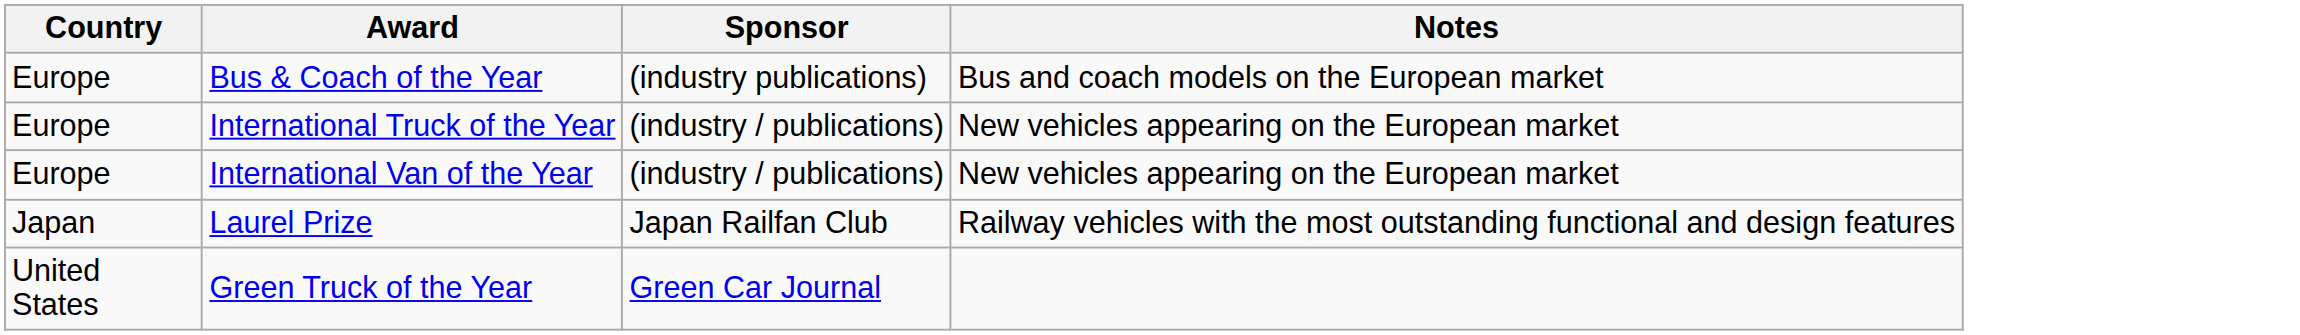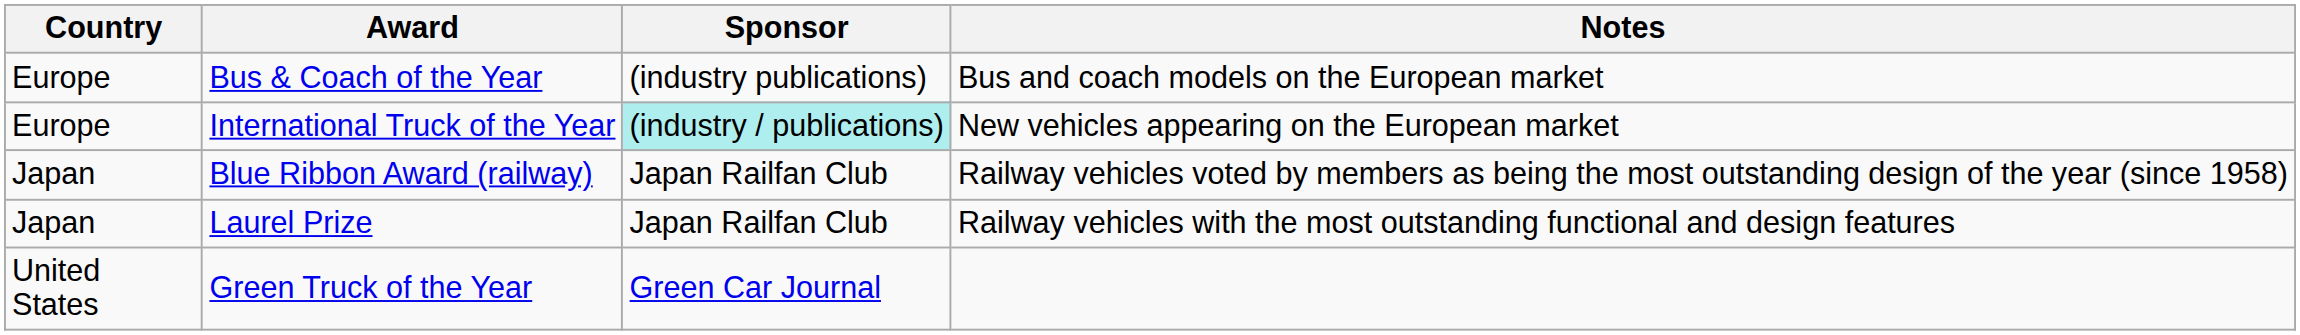(787, 125) no background -> (787, 125) paleturquoise background
- row: (401, 174)
+ row: (401, 174)
